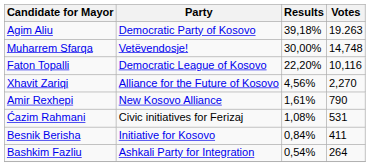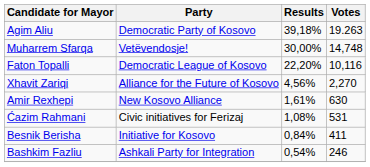(338, 100) 790 -> (338, 100) 630
(338, 153) 264 -> (338, 153) 246
